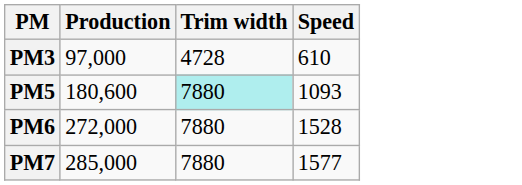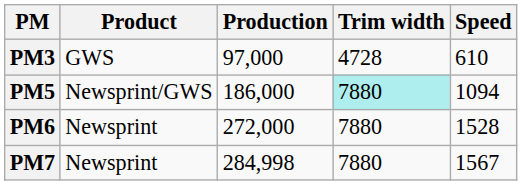+ column: (139, 22)
(101, 92) 180,600 -> (259, 92) 186,000
(320, 92) 1093 -> (477, 92) 1094
(101, 162) 285,000 -> (259, 162) 284,998
(320, 162) 1577 -> (477, 162) 1567
